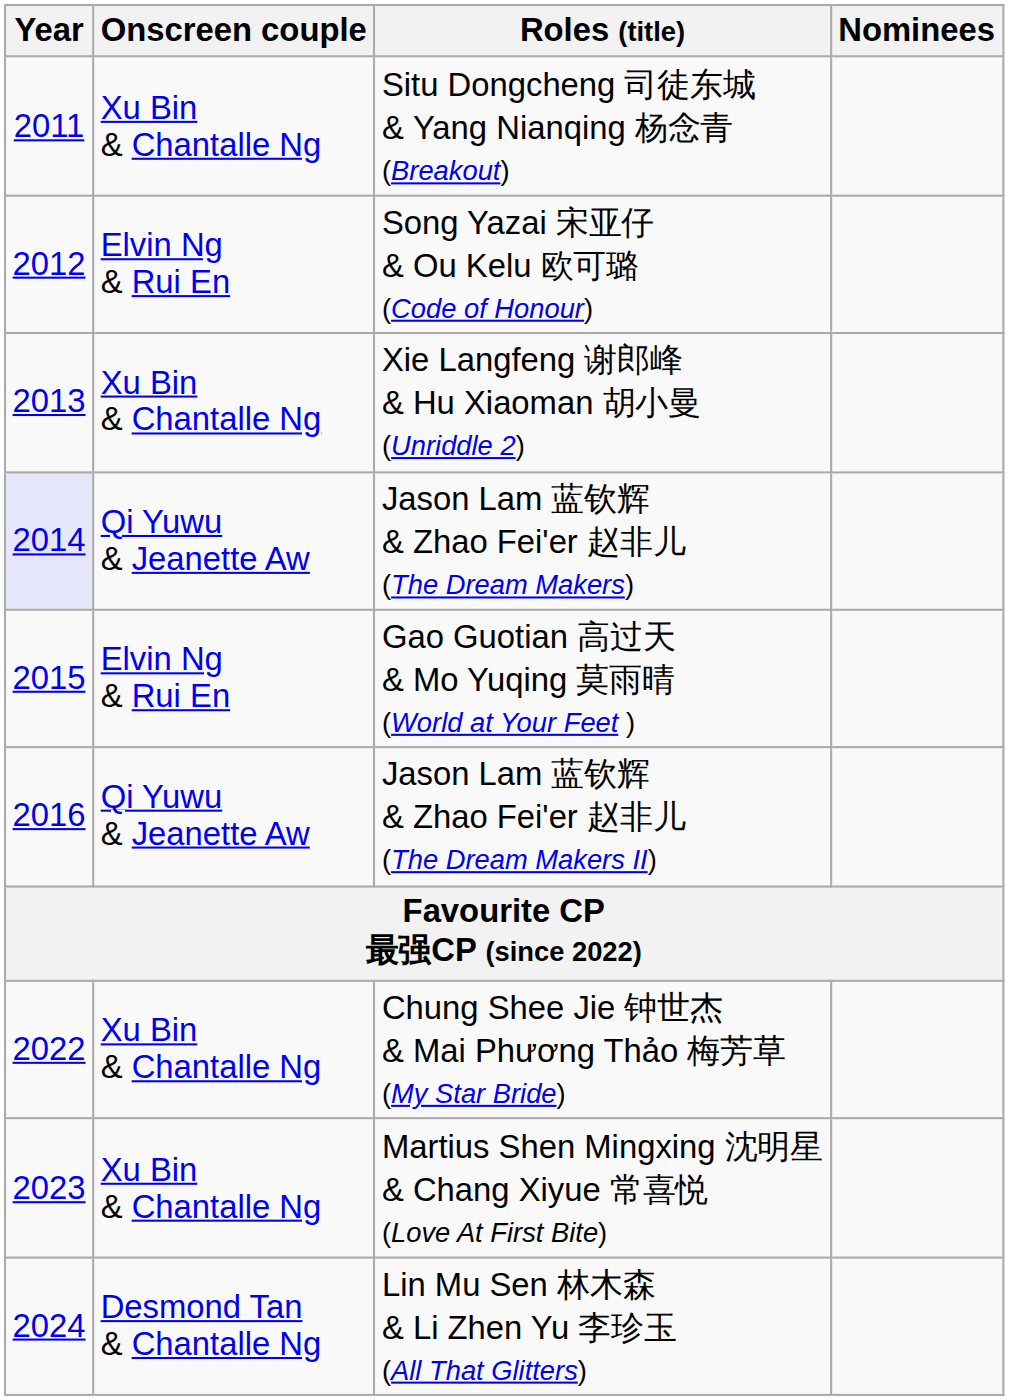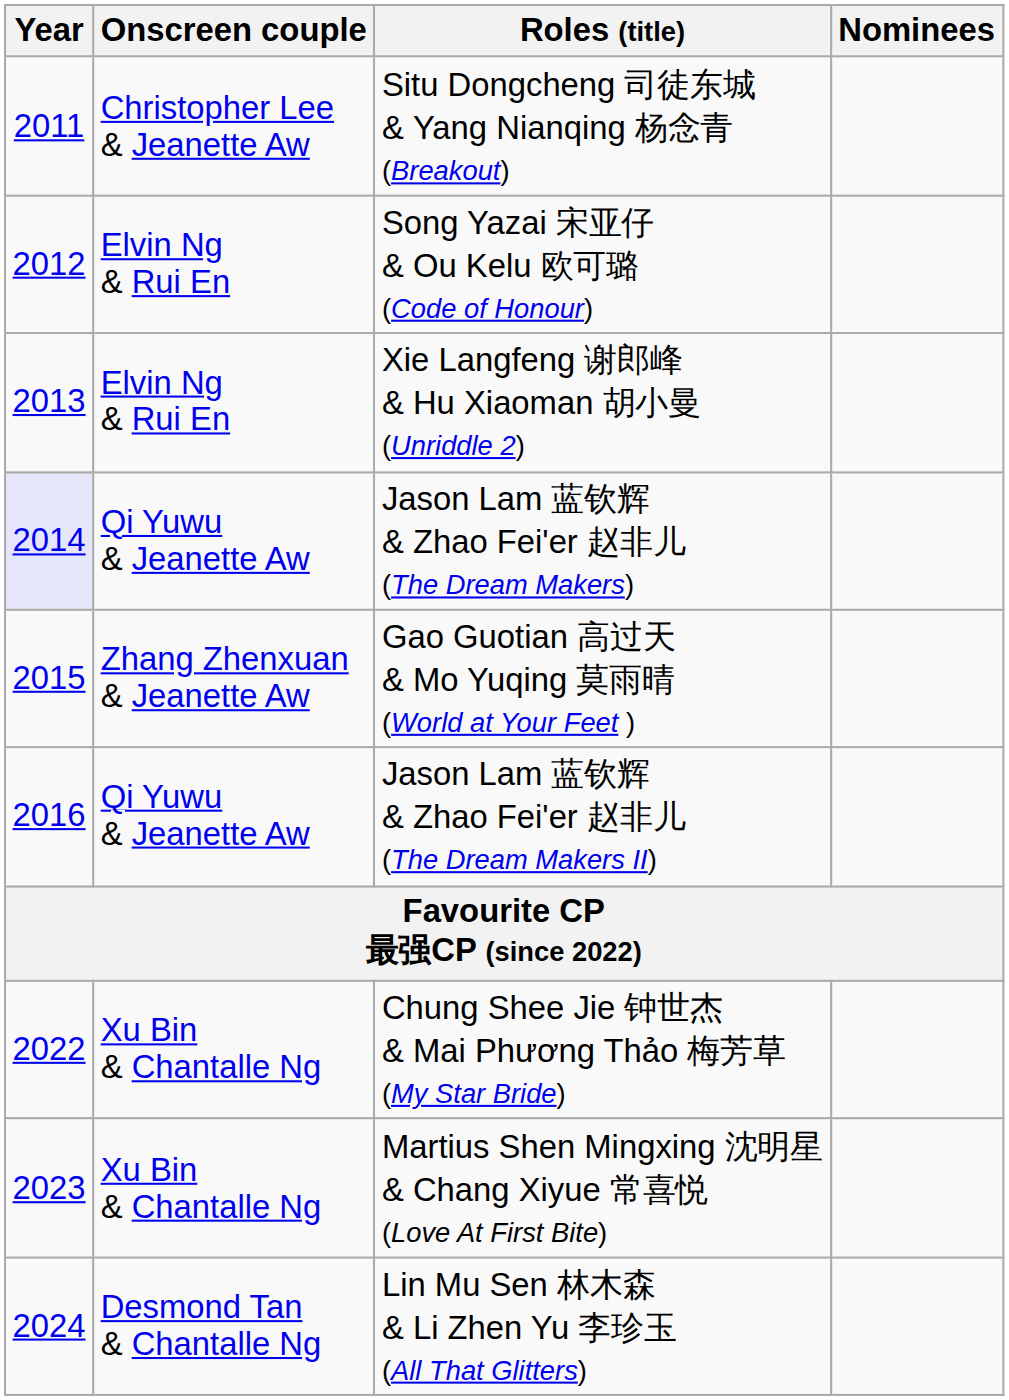(211, 125) Xu Bin & Chantalle Ng -> (217, 125) Christopher Lee & Jeanette Aw
(211, 401) Xu Bin & Chantalle Ng -> (165, 401) Elvin Ng & Rui En
(165, 678) Elvin Ng & Rui En -> (225, 678) Zhang Zhenxuan & Jeanette Aw
